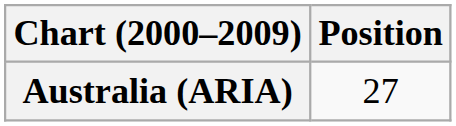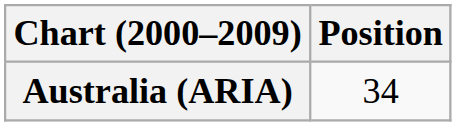(381, 90) 27 -> (381, 90) 34
